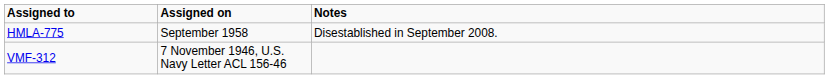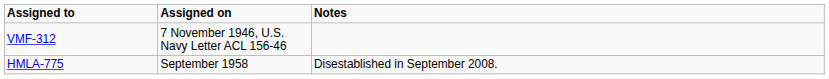rows swapped: (31, 58) <-> (35, 32)
